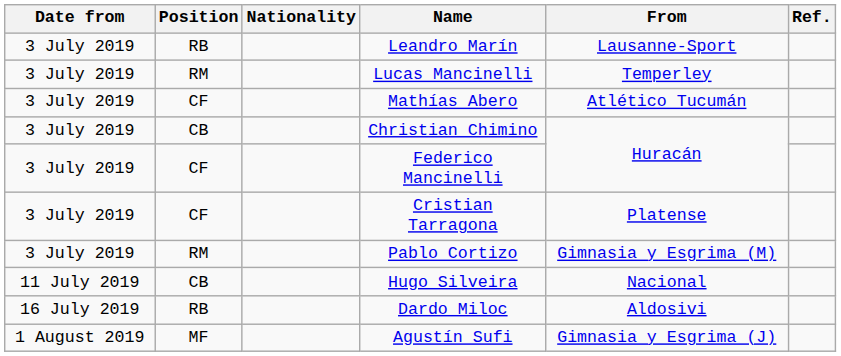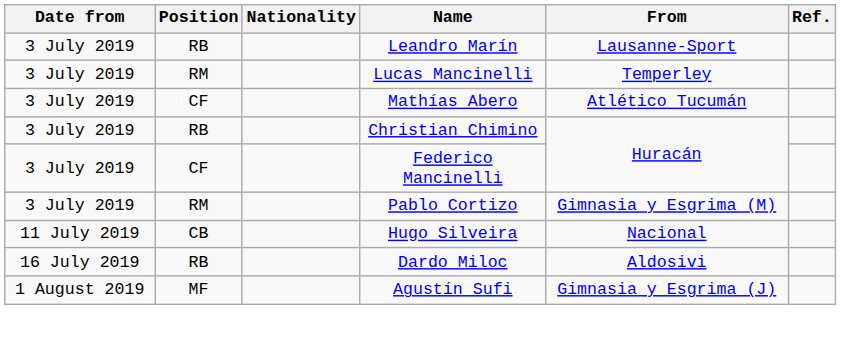(199, 130) CB -> (199, 130) RB
- row: (453, 216)
